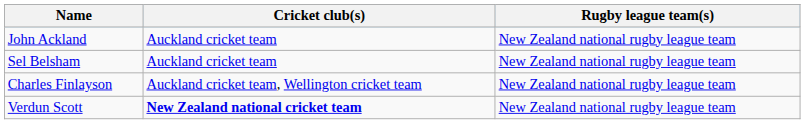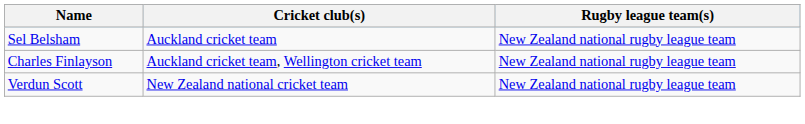- row: (47, 38)
(254, 107) bold -> (247, 84) normal
